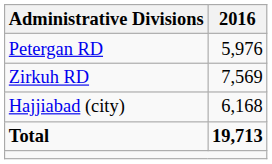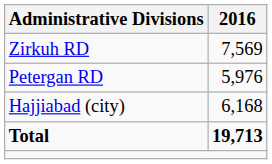rows swapped: (56, 48) <-> (49, 77)
